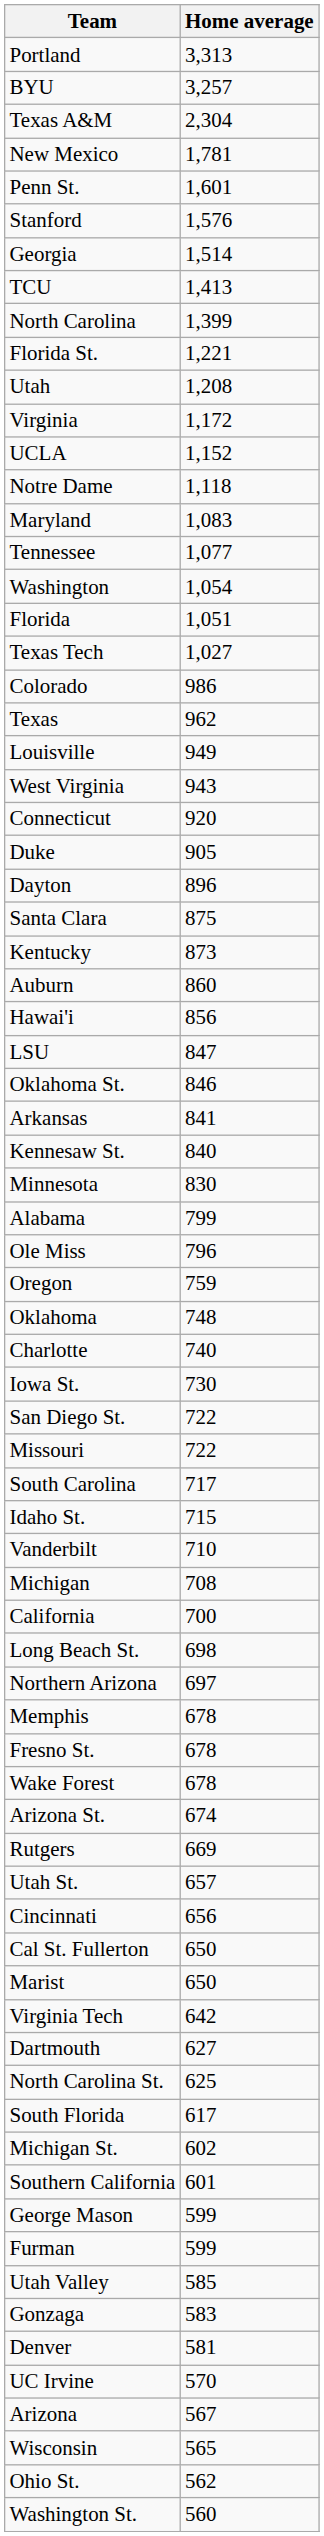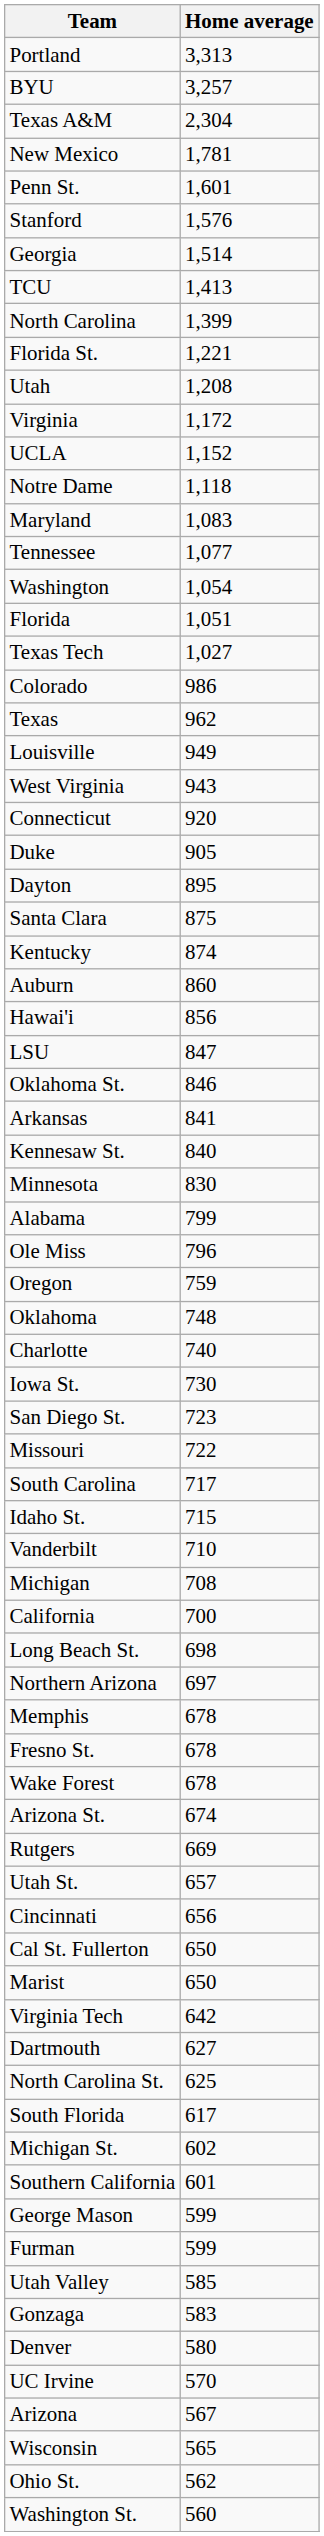(201, 885) 896 -> (201, 885) 895
(201, 951) 873 -> (201, 951) 874
(201, 1417) 722 -> (201, 1417) 723
(201, 2348) 581 -> (201, 2348) 580
